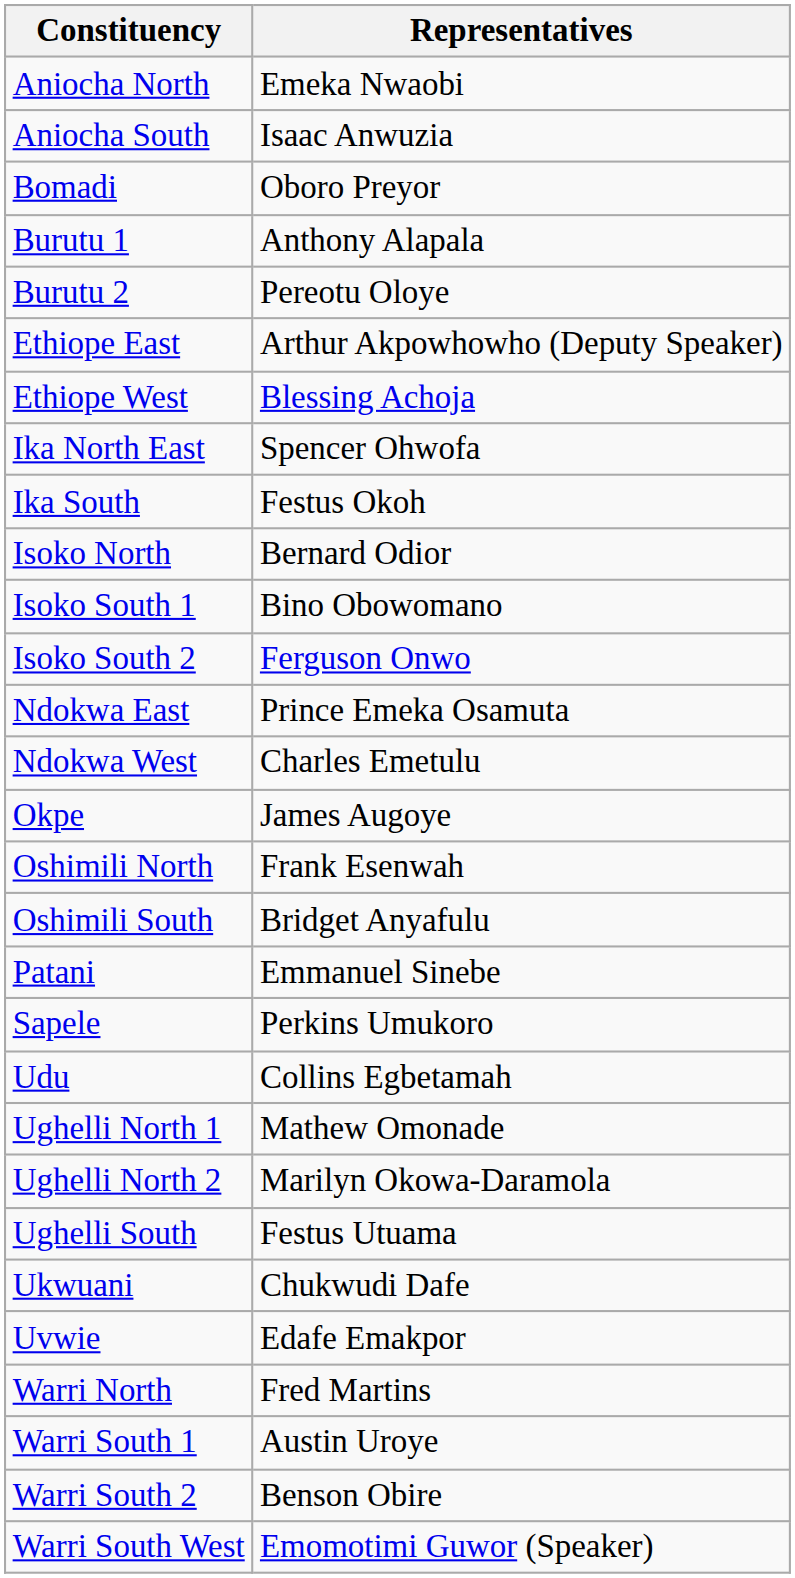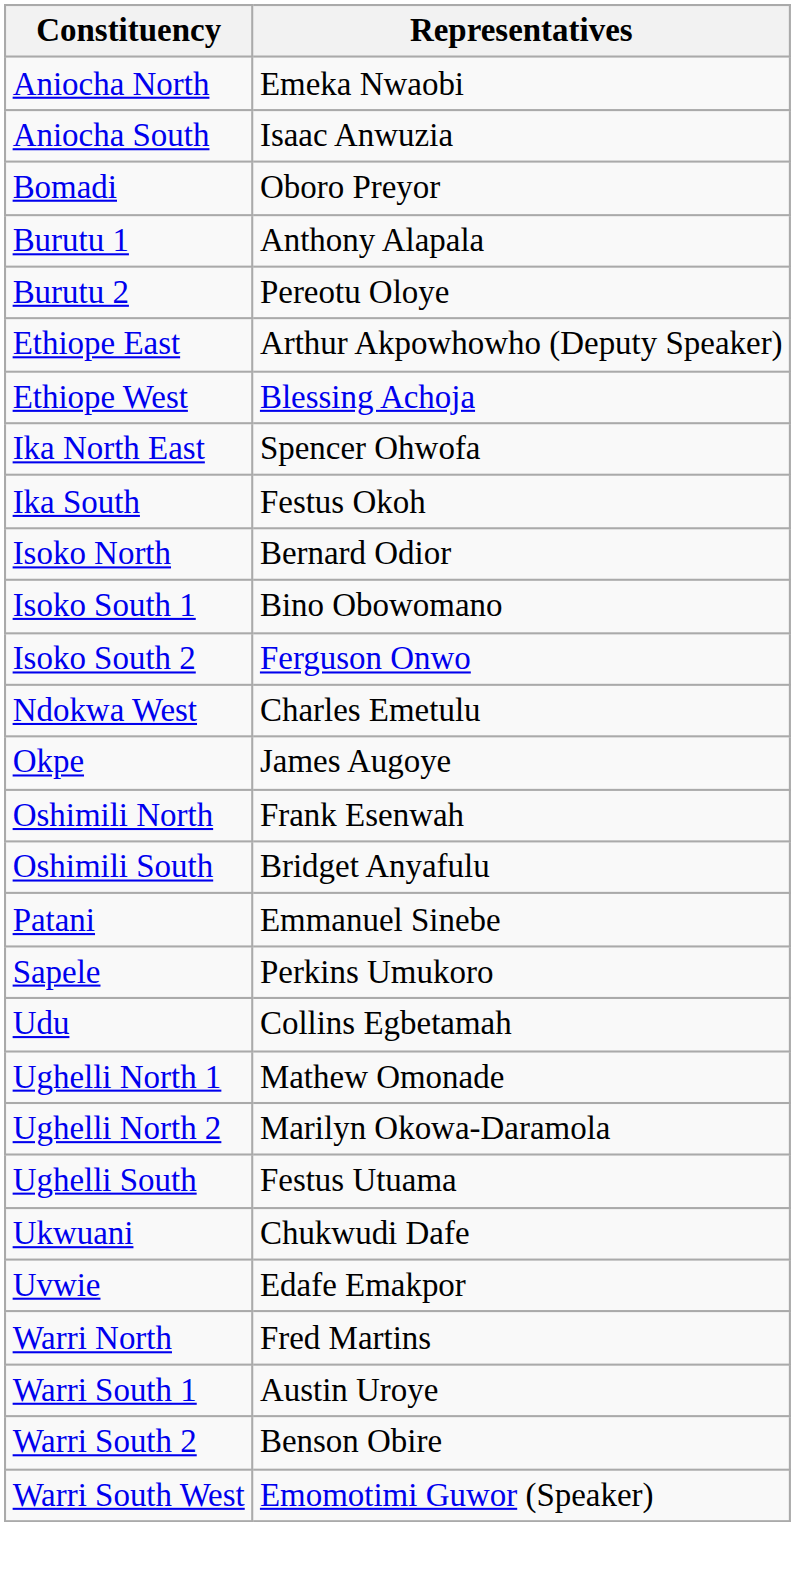- row: (101, 710)
